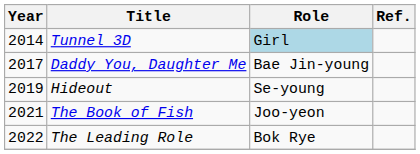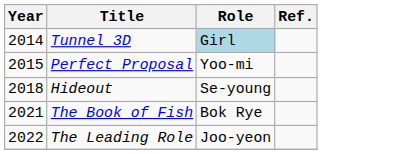+ row: (122, 65)
- row: (149, 65)
(26, 89) 2019 -> (26, 89) 2018
(289, 113) Joo-yeon -> (231, 113) Bok Rye
(285, 137) Bok Rye -> (236, 137) Joo-yeon
